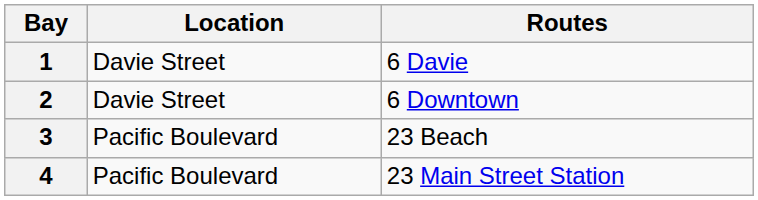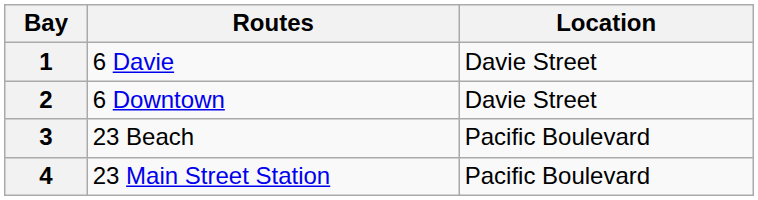columns swapped: (234, 23) <-> (567, 23)
